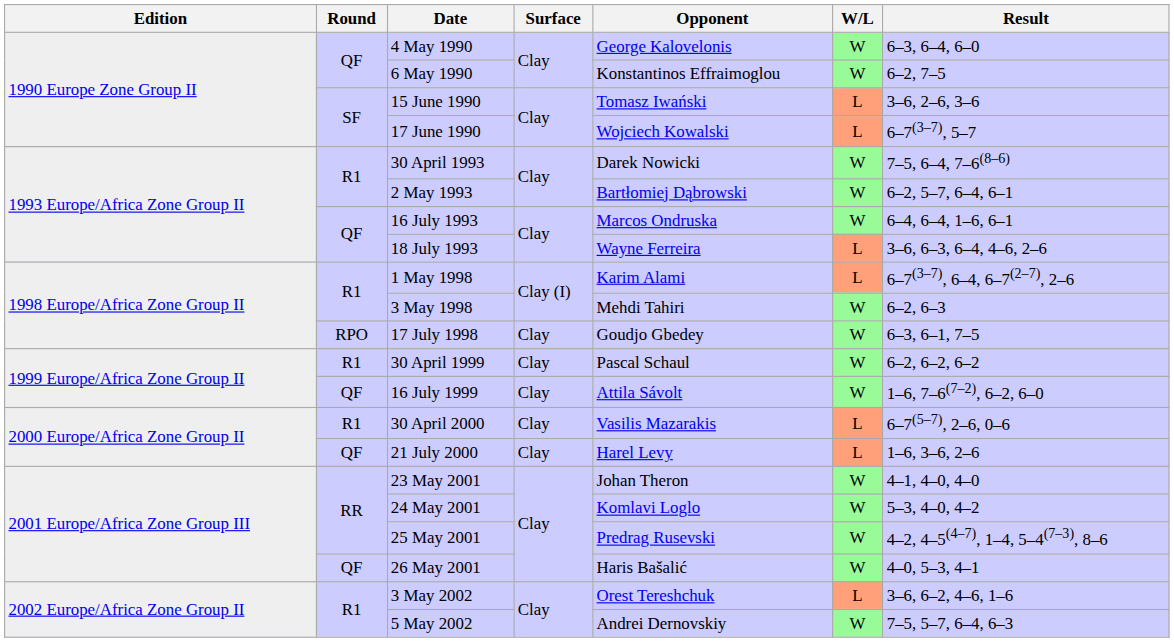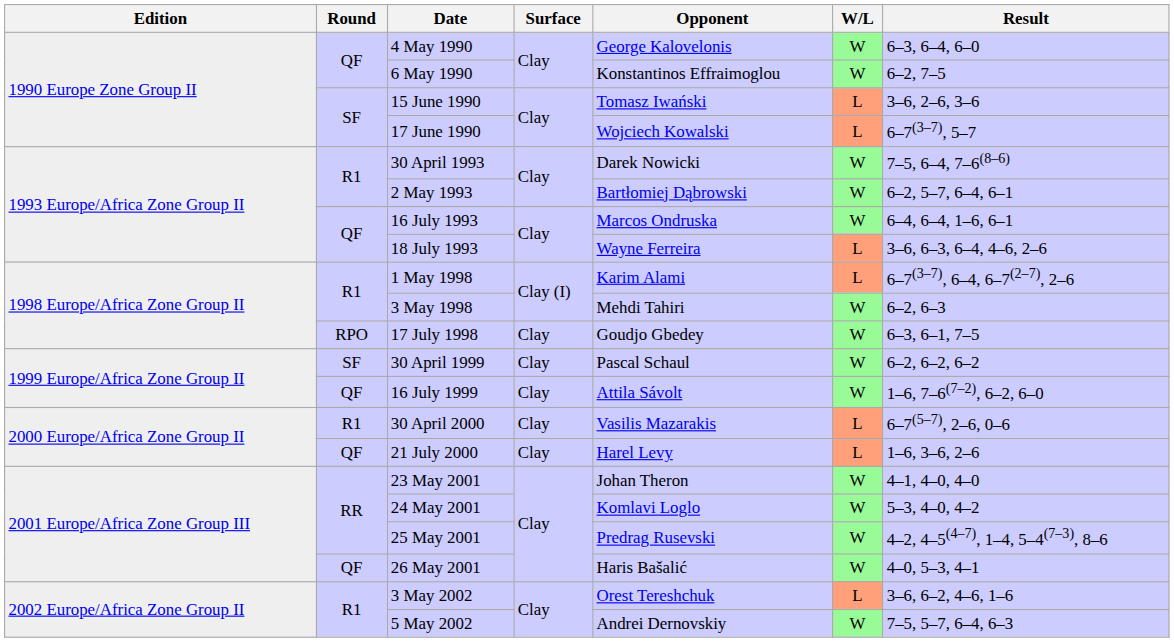(352, 362) R1 -> (352, 362) SF
